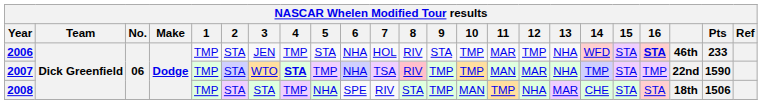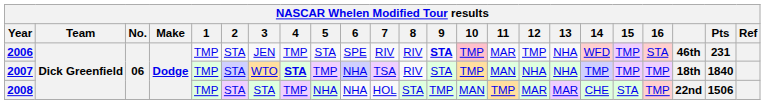(355, 52) NHA -> (355, 52) SPE
(385, 52) HOL -> (385, 52) RIV
(441, 52) normal -> (441, 52) bold
(472, 52) no background -> (472, 52) pink background
(626, 52) STA -> (628, 52) TMP
(655, 52) bold -> (658, 52) normal
(718, 52) 233 -> (721, 52) 231
(413, 71) pink background -> (413, 71) no background
(441, 71) TMP -> (441, 71) STA
(534, 71) MAR -> (534, 71) NHA
(626, 71) STA -> (628, 71) TMP
(686, 71) 22nd -> (689, 71) 18th
(718, 71) 1590 -> (721, 71) 1840
(355, 90) SPE -> (355, 90) NHA
(385, 90) RIV -> (385, 90) HOL
(534, 90) NHA -> (534, 90) MAR
(655, 90) STA -> (658, 90) TMP
(686, 90) 18th -> (689, 90) 22nd
